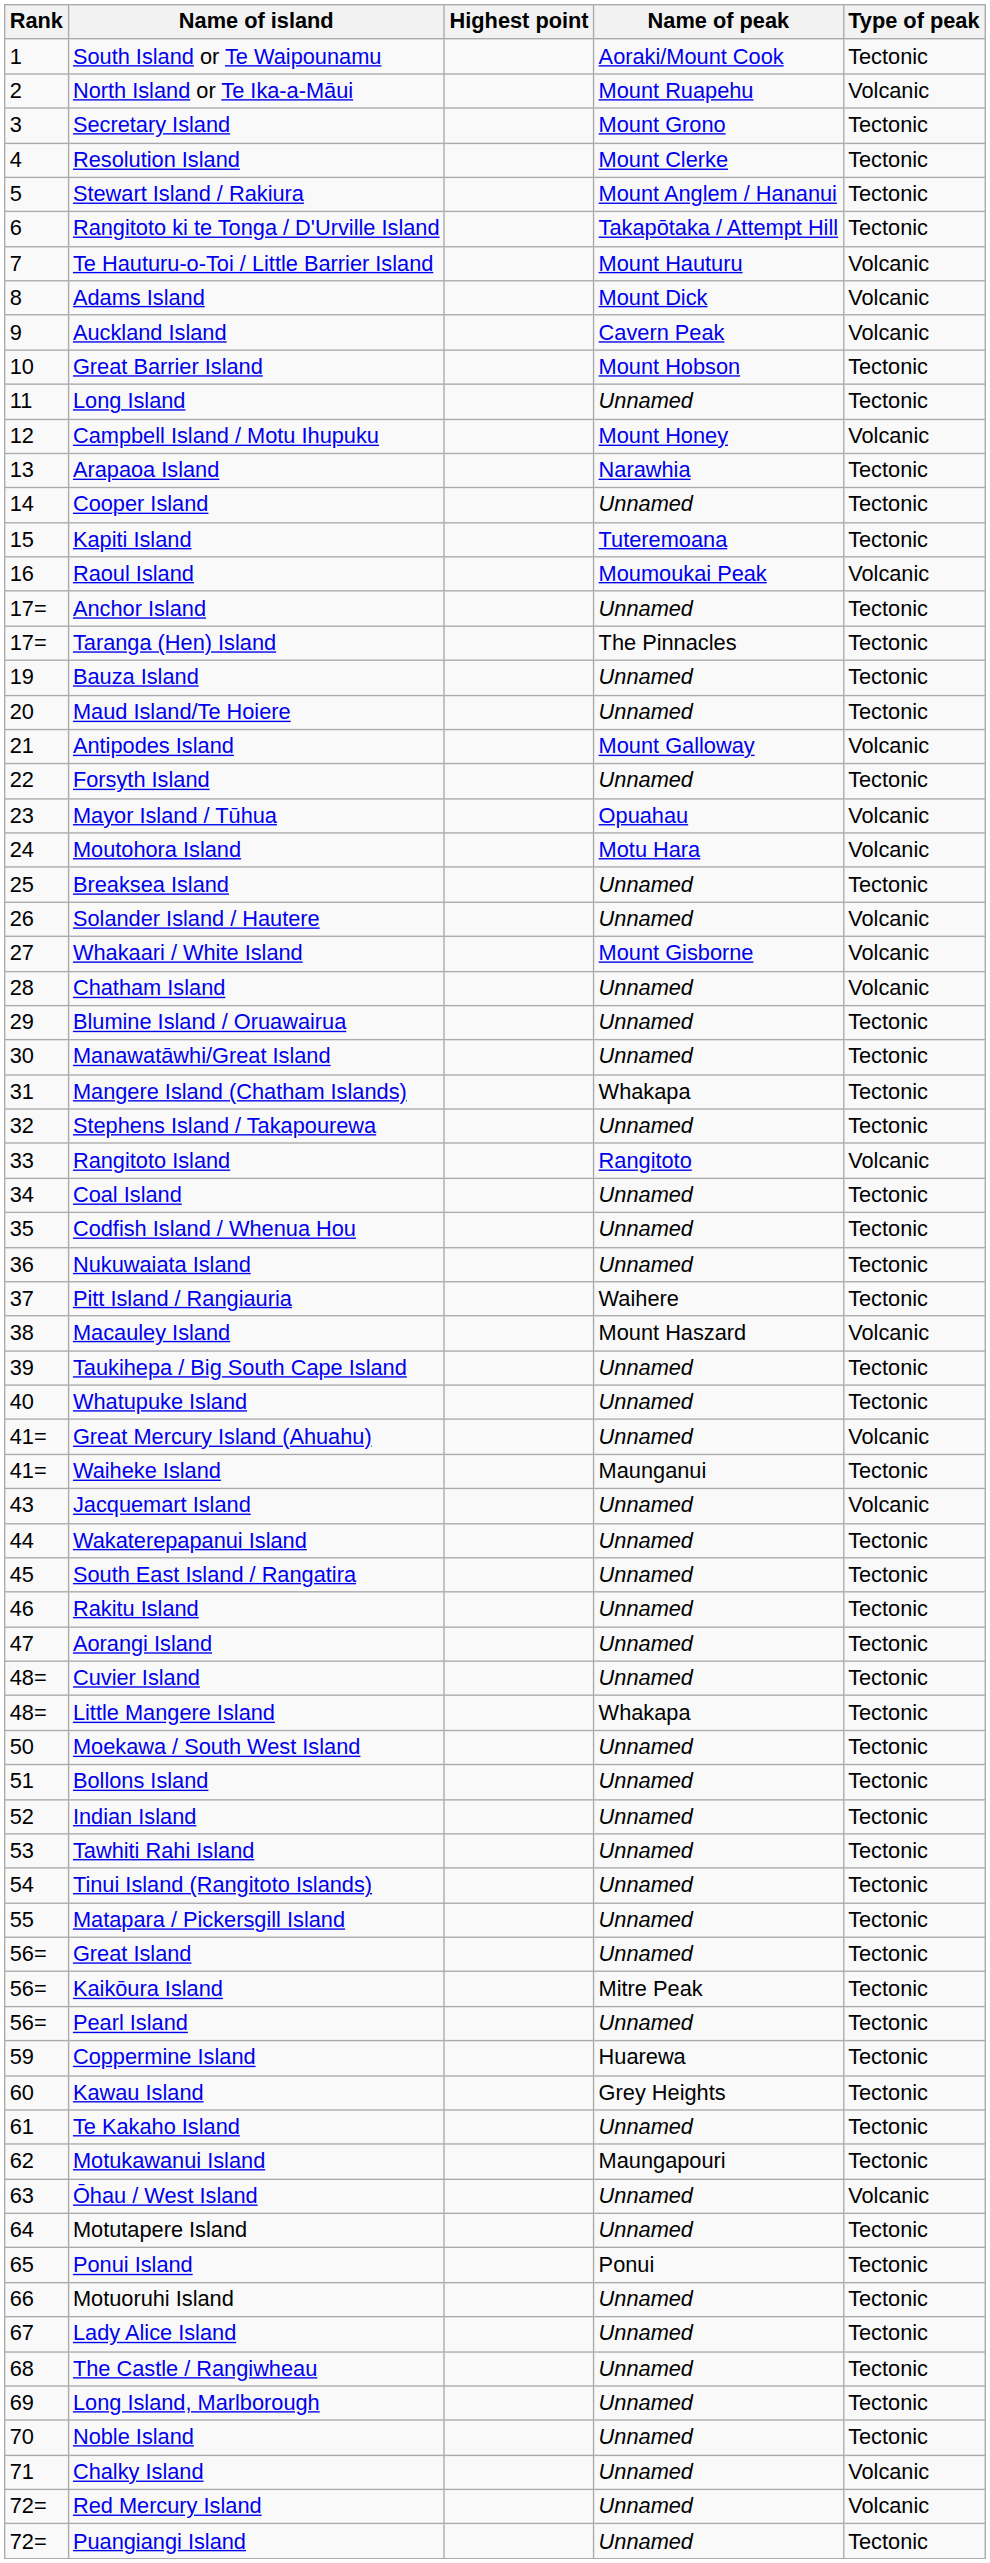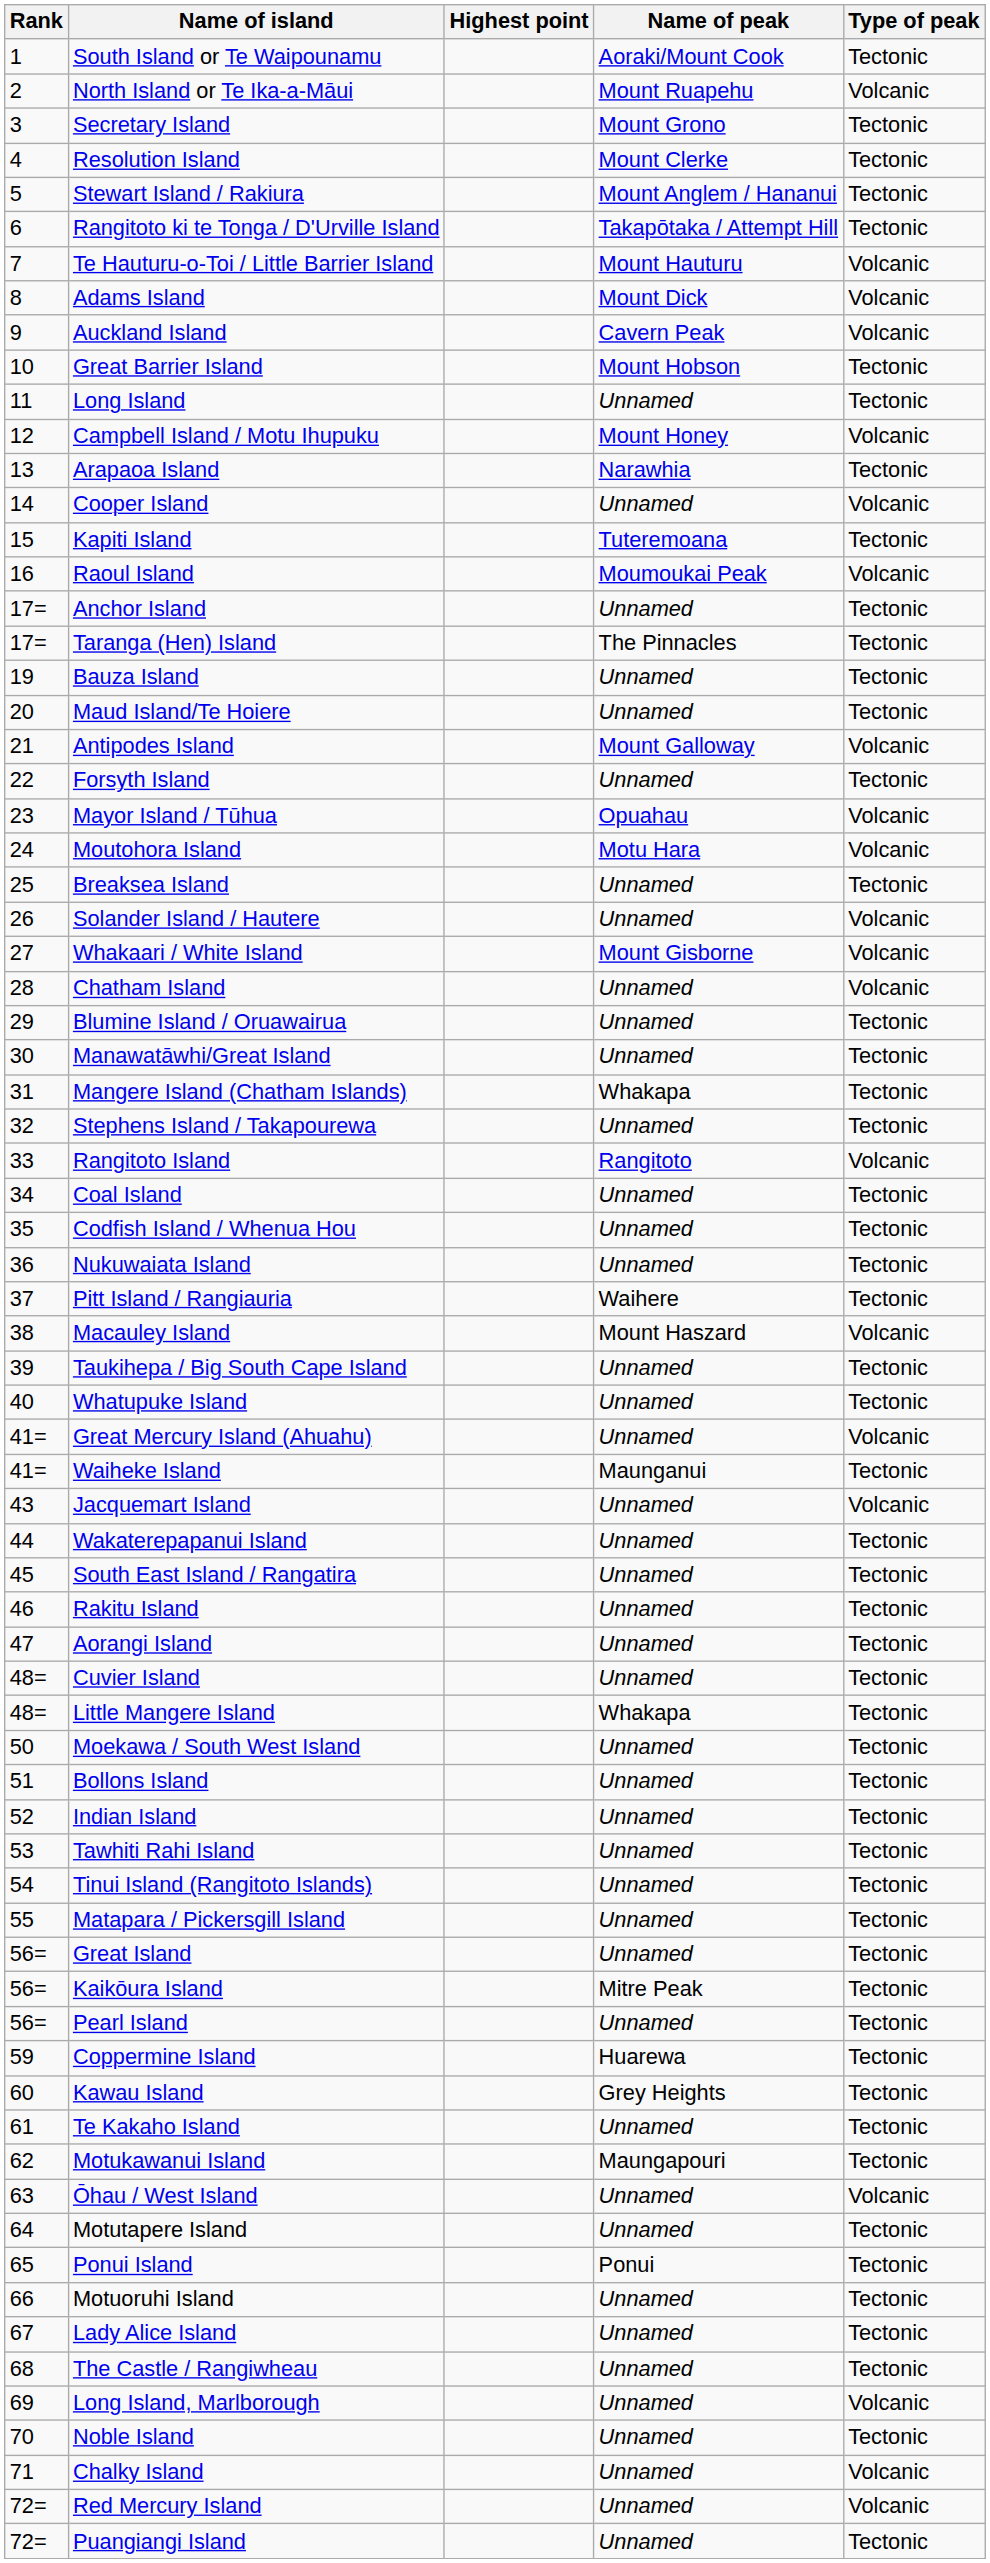(888, 504) Tectonic -> (889, 504) Volcanic
(888, 2402) Tectonic -> (889, 2402) Volcanic
